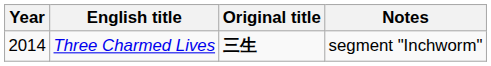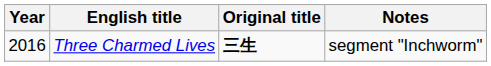(27, 46) 2014 -> (27, 46) 2016
